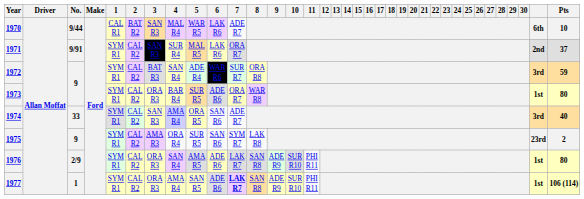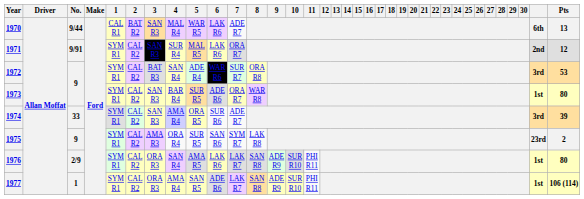(564, 28) 10 -> (564, 28) 13
(564, 50) 37 -> (564, 50) 12
(564, 72) 59 -> (564, 72) 53
(155, 95) ORA R3 -> (155, 95) SAN R3
(217, 117) SAN R6 -> (217, 117) SUR R6
(564, 117) 40 -> (564, 117) 39
(217, 161) ADE R6 -> (217, 161) LAK R6
(237, 183) bold -> (237, 183) normal
